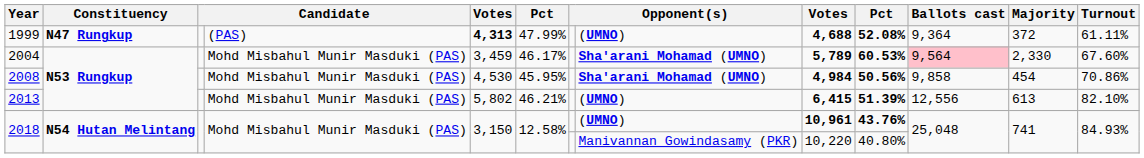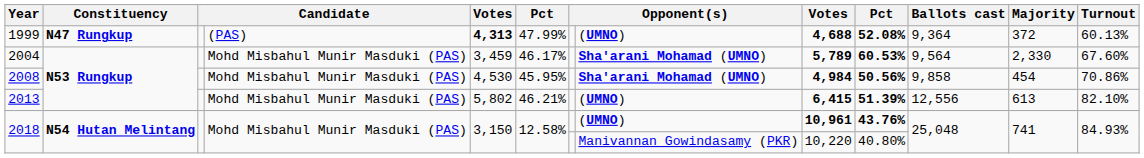(1105, 36) 61.11% -> (1105, 36) 60.13%
(931, 57) pink background -> (931, 57) no background
